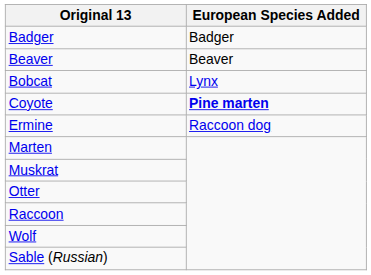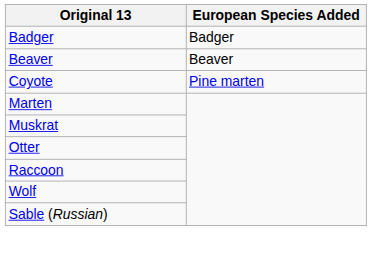- row: (30, 81)
(229, 103) bold -> (227, 81) normal
- row: (31, 125)
